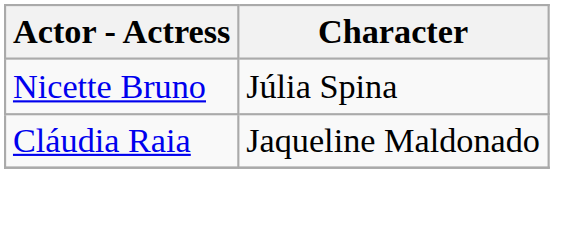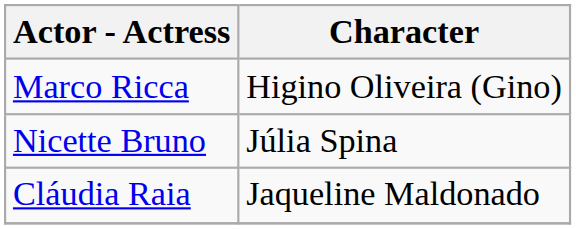+ row: (101, 85)
